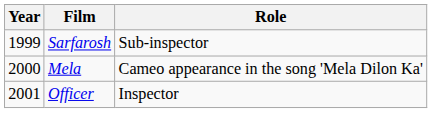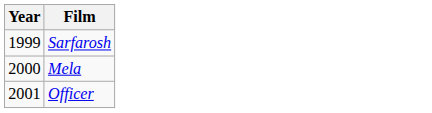- column: (271, 17)
